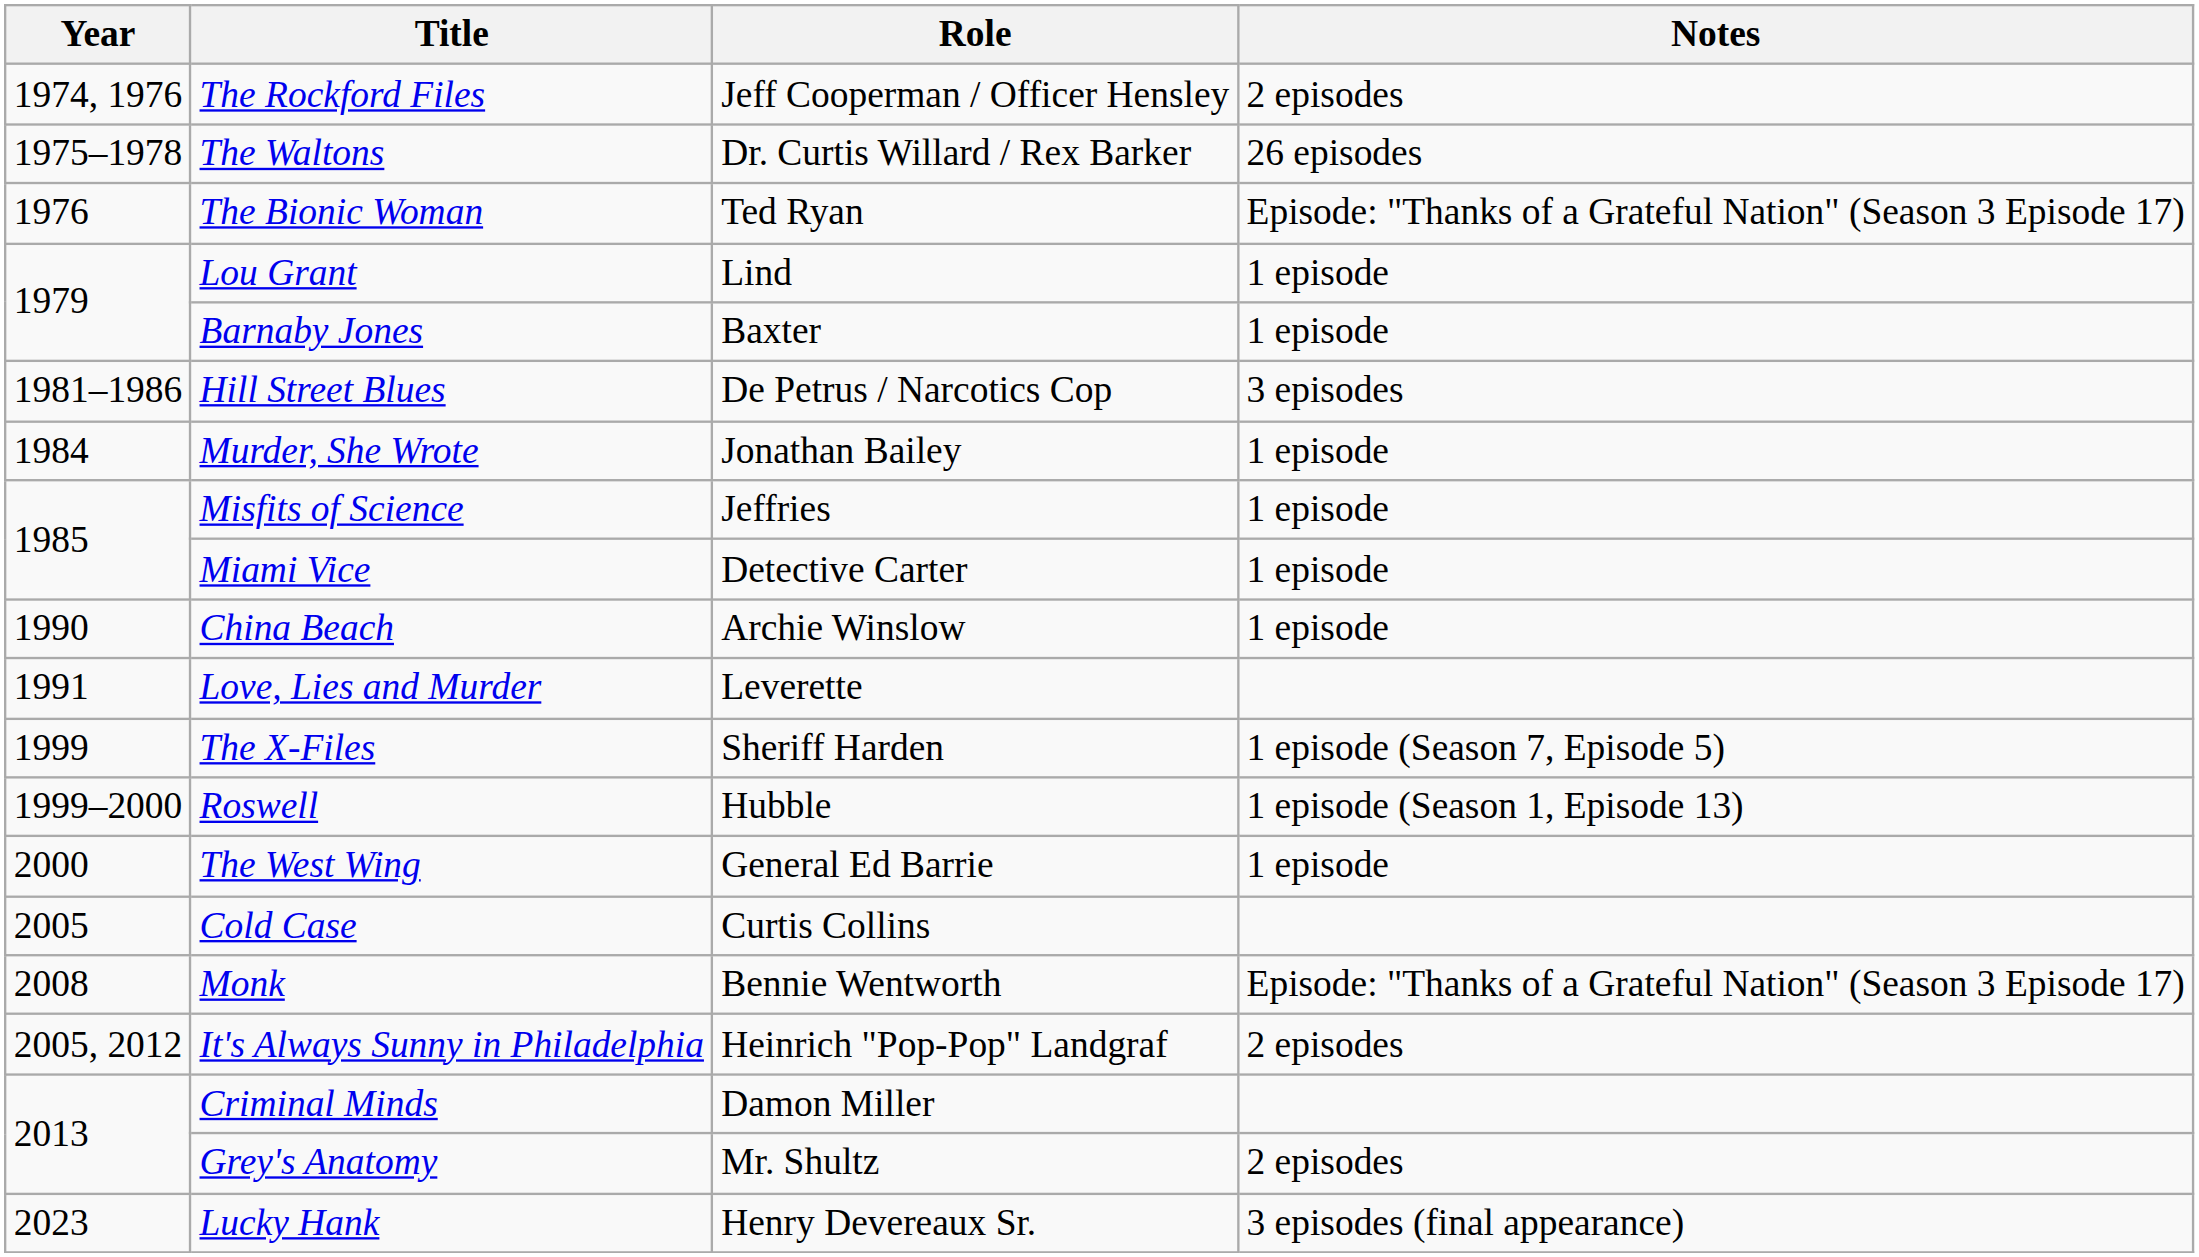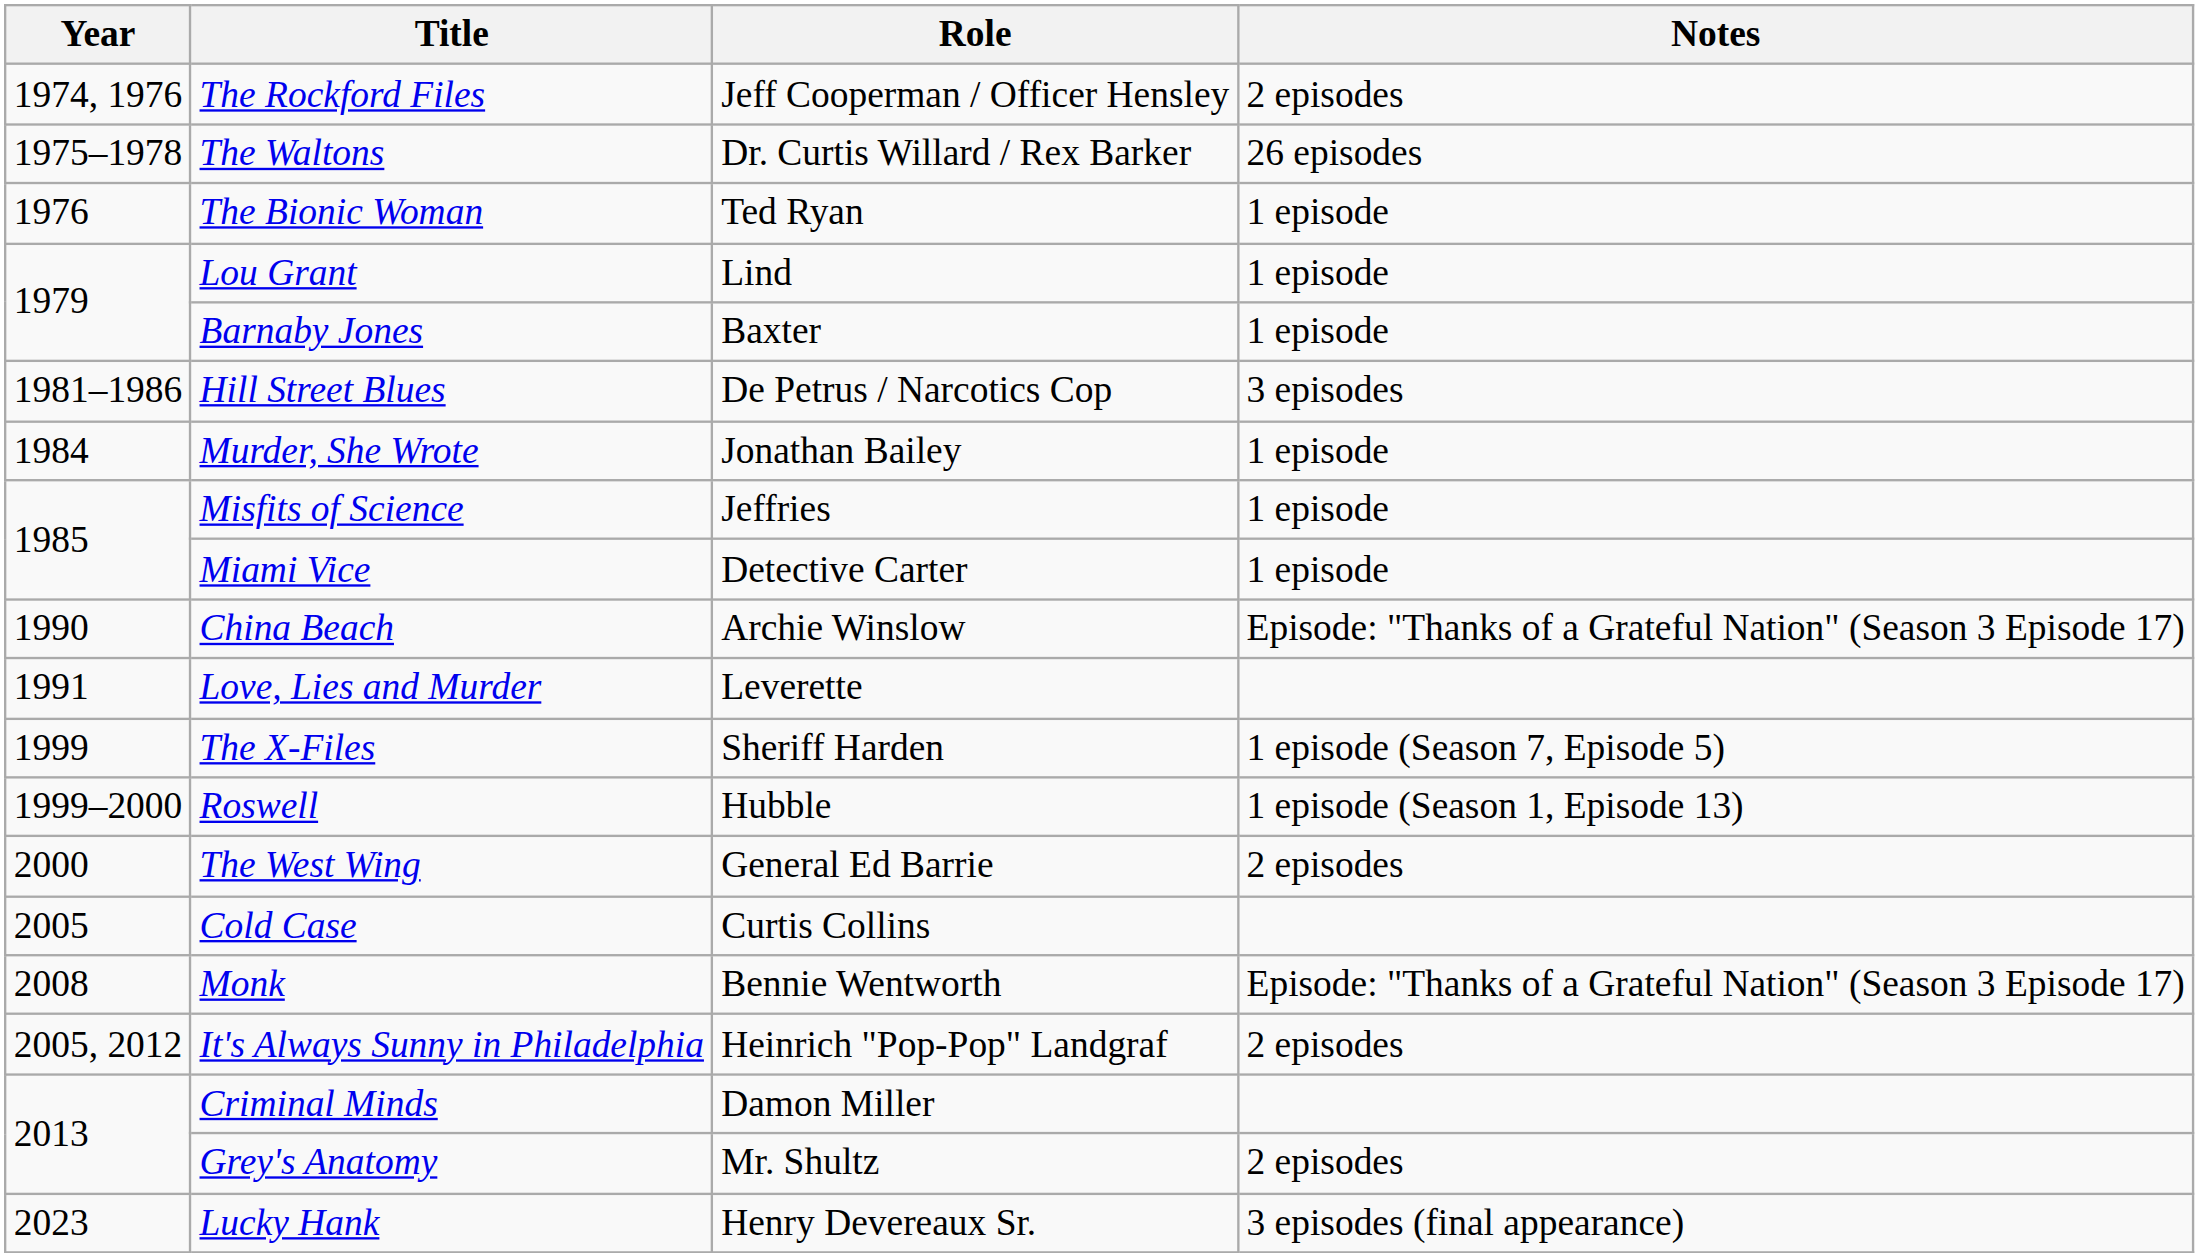(1716, 212) Episode: "Thanks of a Grateful Nation" (Season 3 Episode 17) -> (1318, 212) 1 episode
(1318, 627) 1 episode -> (1716, 627) Episode: "Thanks of a Grateful Nation" (Season 3 Episode 17)
(1318, 865) 1 episode -> (1325, 865) 2 episodes
